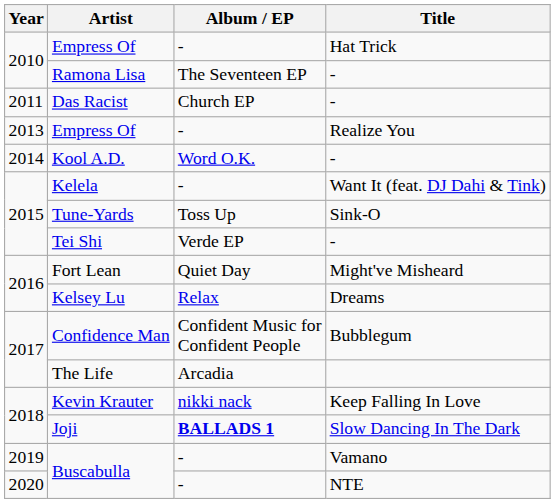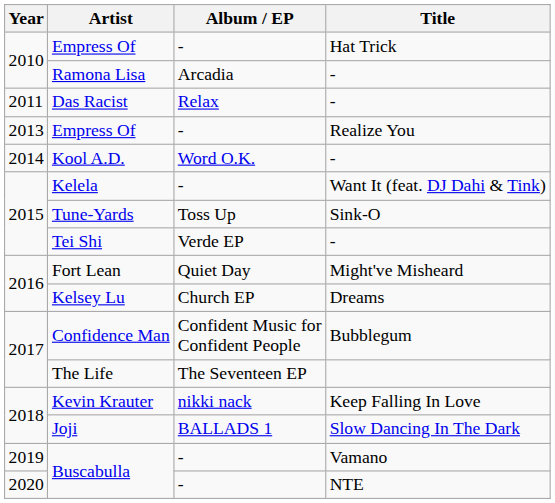(242, 74) The Seventeen EP -> (206, 74) Arcadia
(216, 102) Church EP -> (198, 102) Relax
(198, 297) Relax -> (216, 297) Church EP
(206, 373) Arcadia -> (242, 373) The Seventeen EP
(226, 429) bold -> (225, 429) normal
